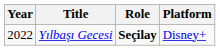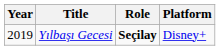(20, 34) 2022 -> (20, 34) 2019
